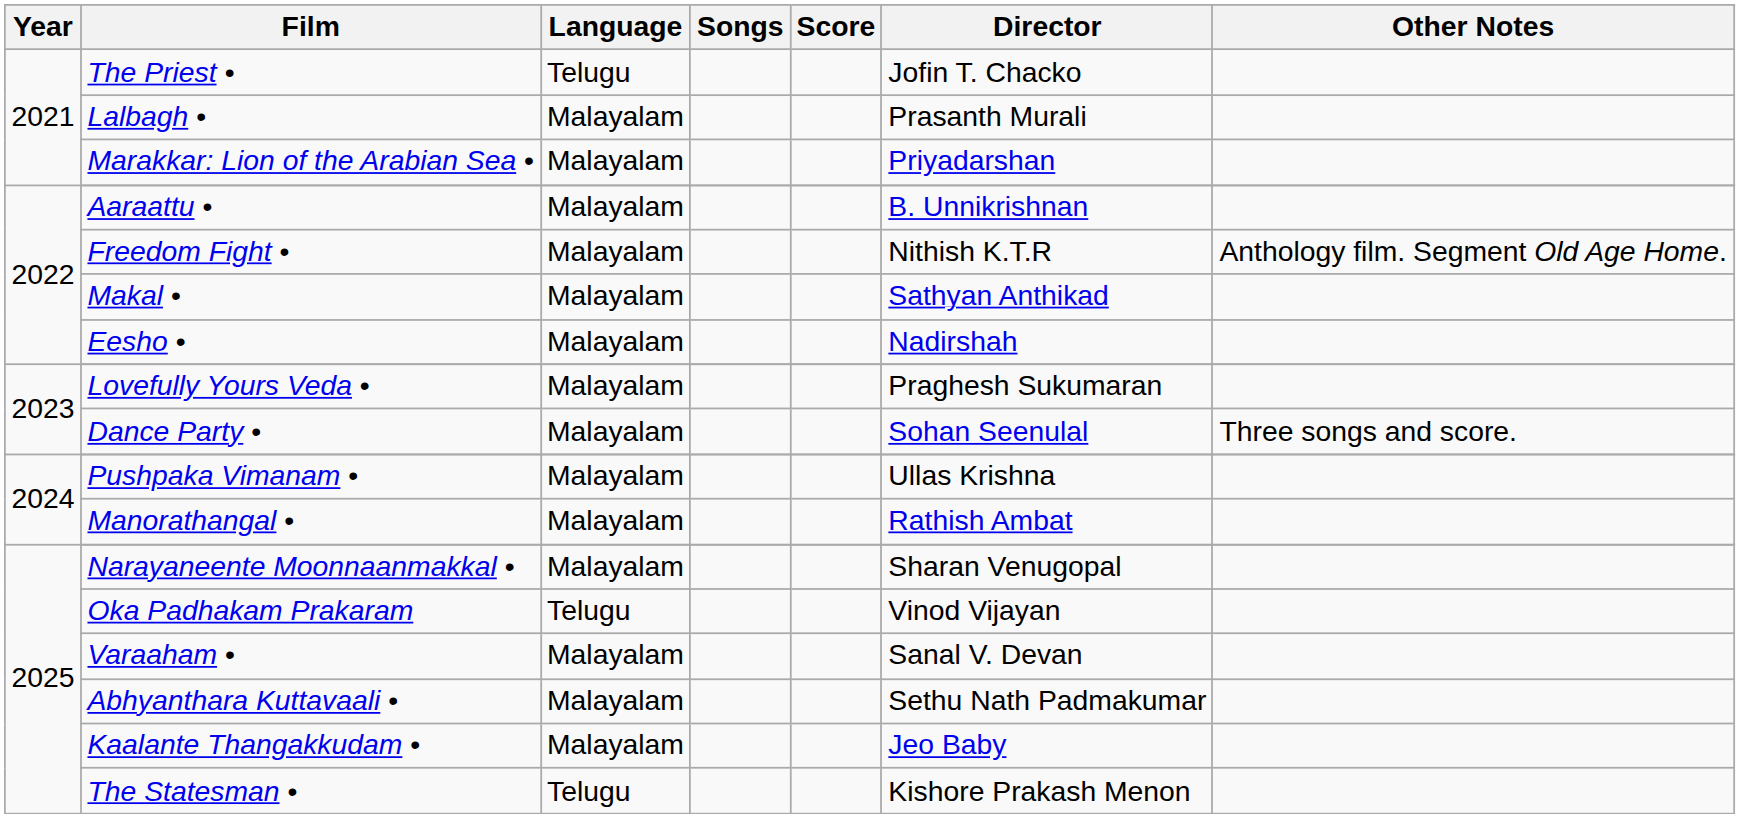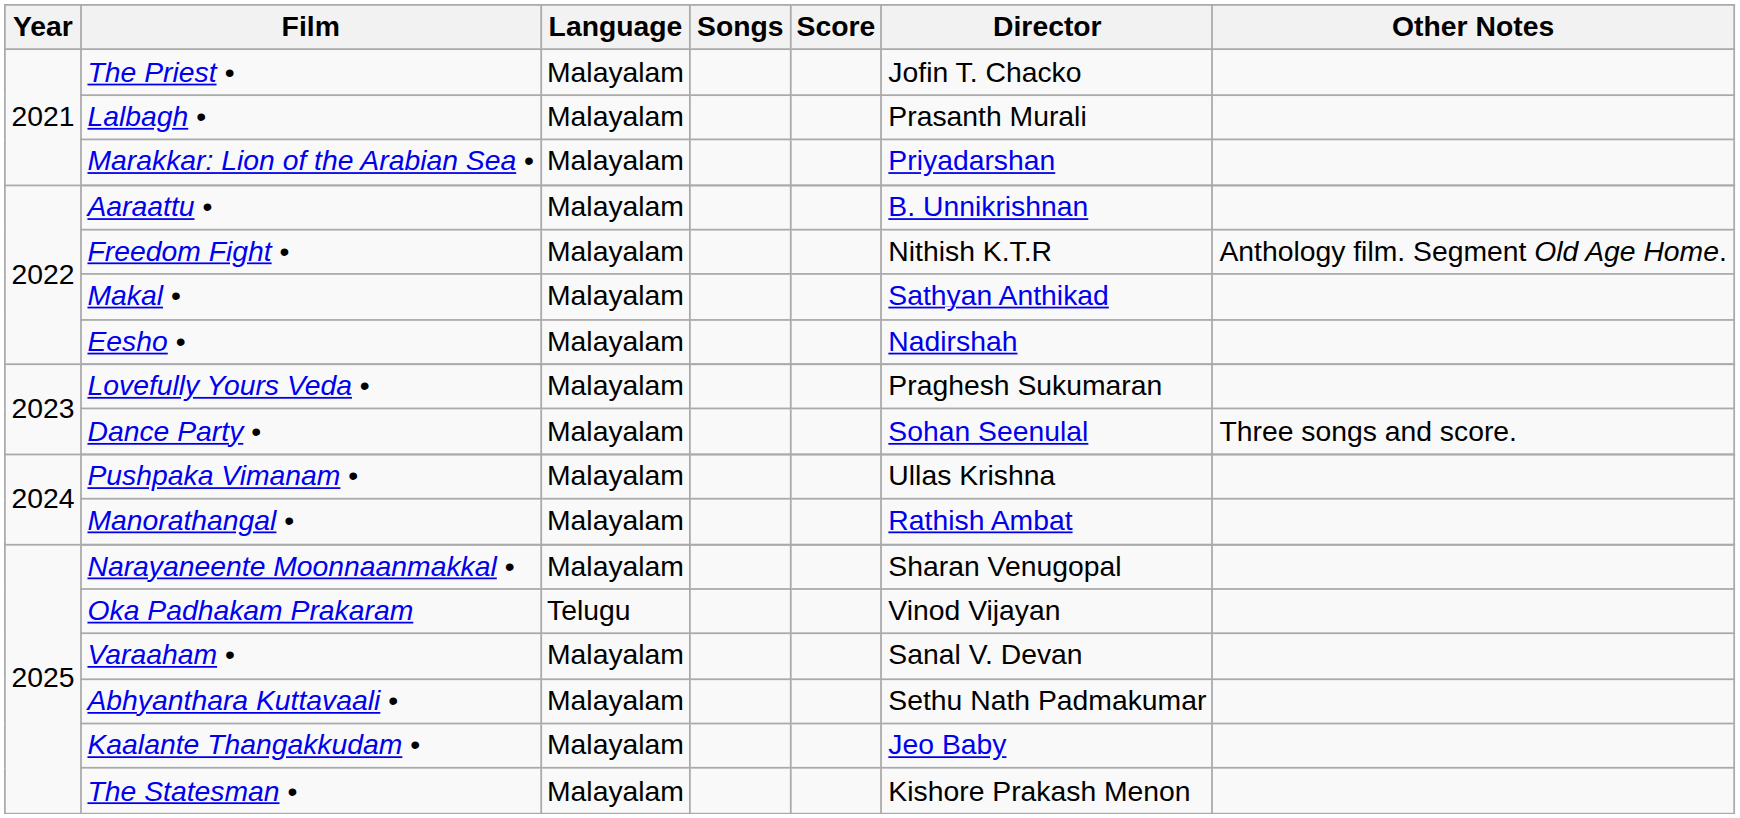(589, 71) Telugu -> (615, 71) Malayalam
(589, 790) Telugu -> (615, 790) Malayalam
